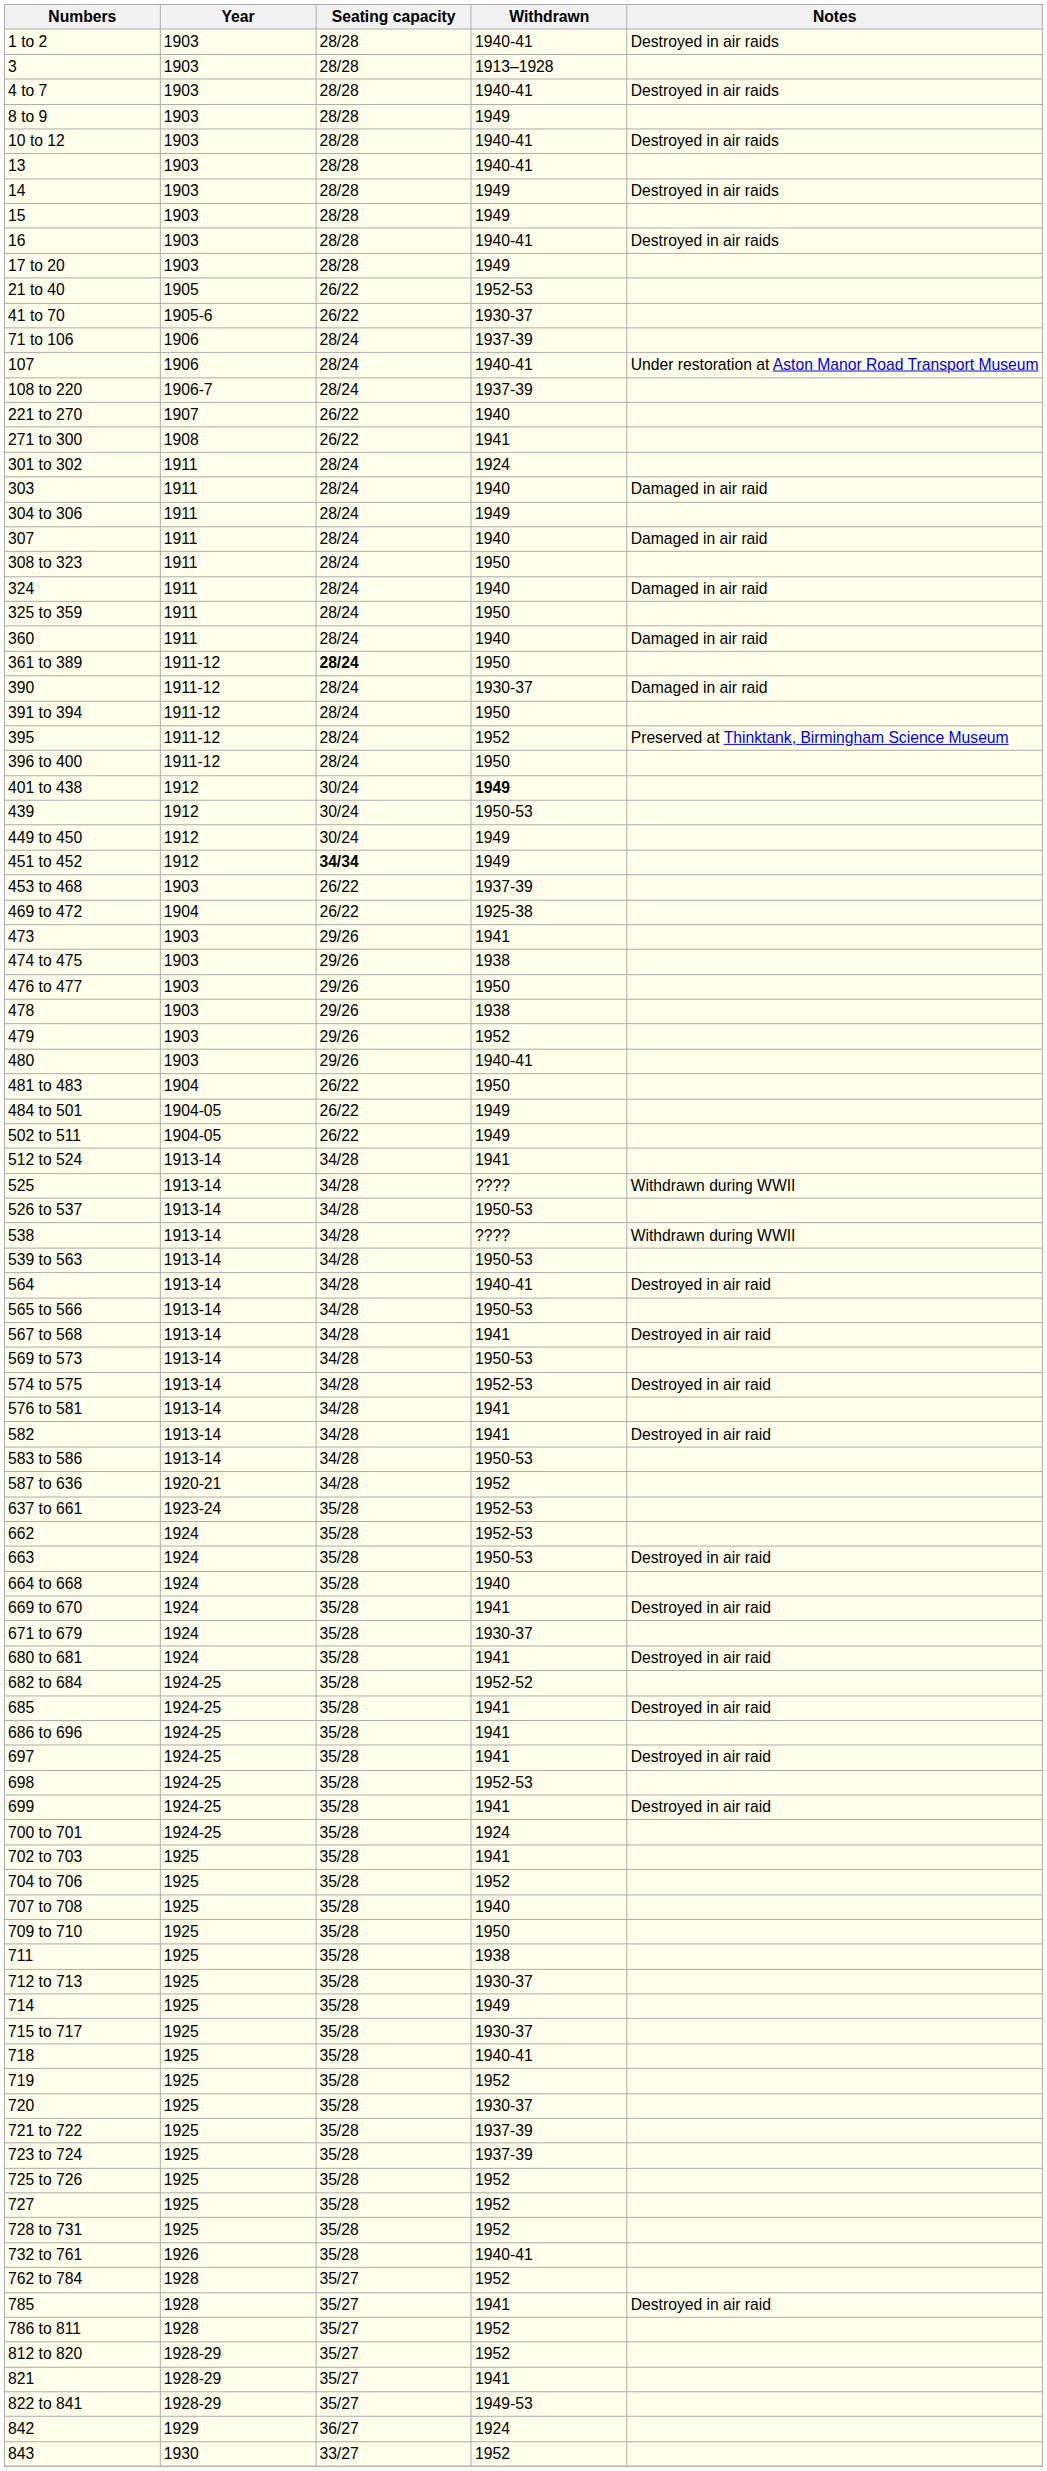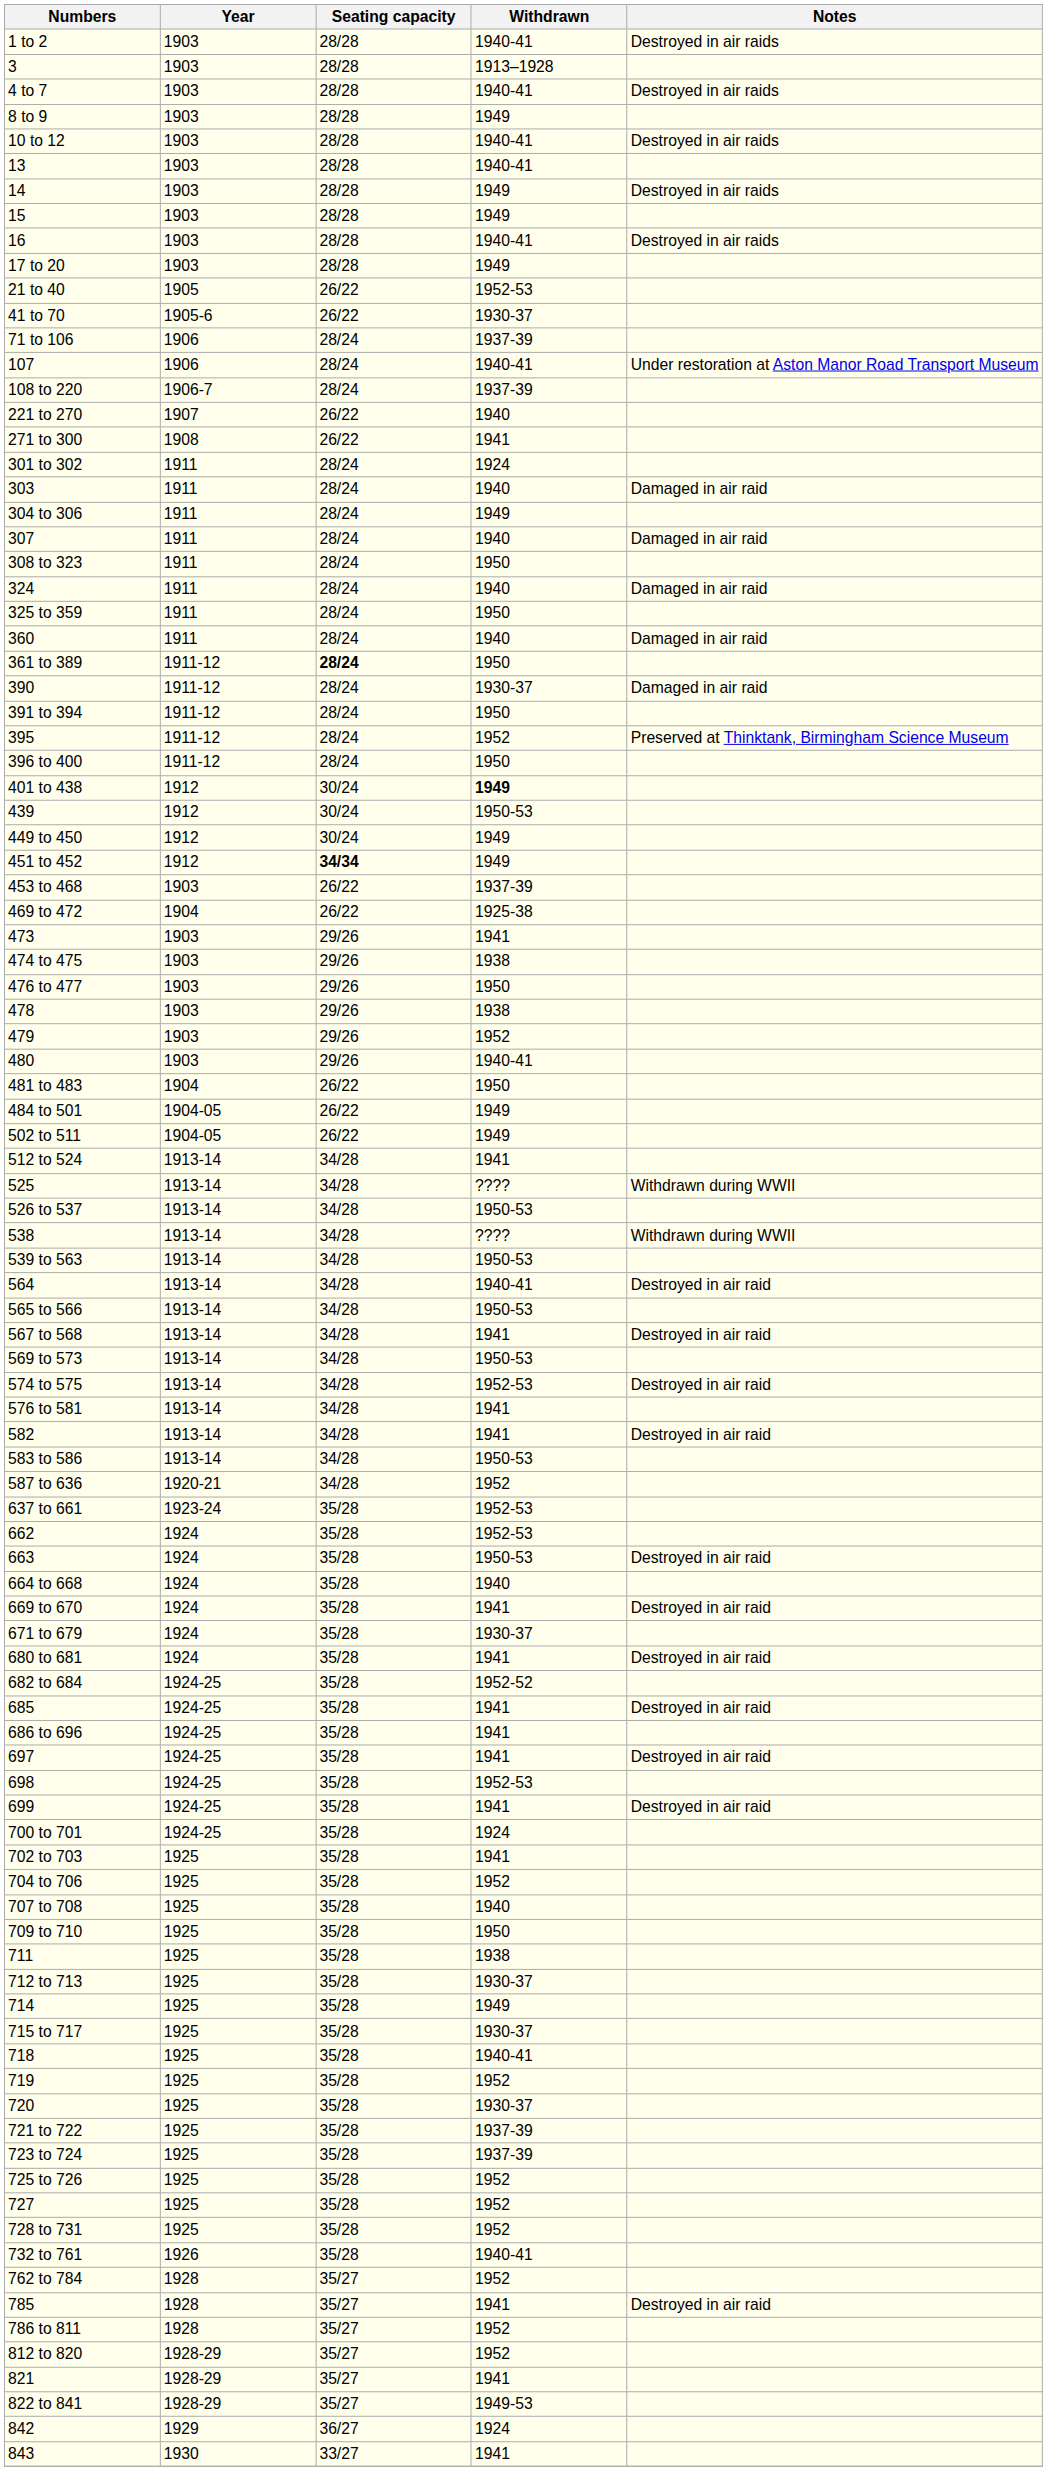(492, 2453) 1952 -> (492, 2453) 1941
